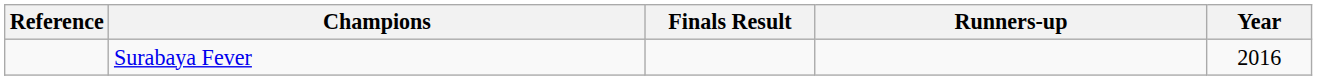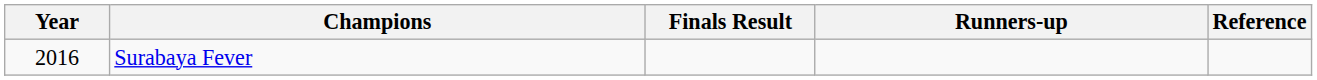columns swapped: (1259, 22) <-> (57, 22)
